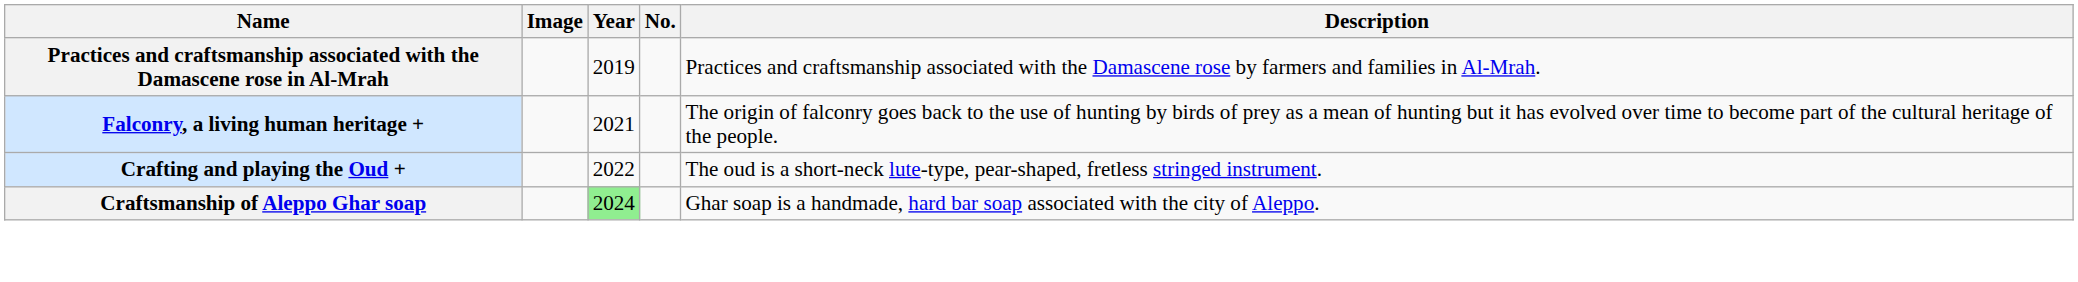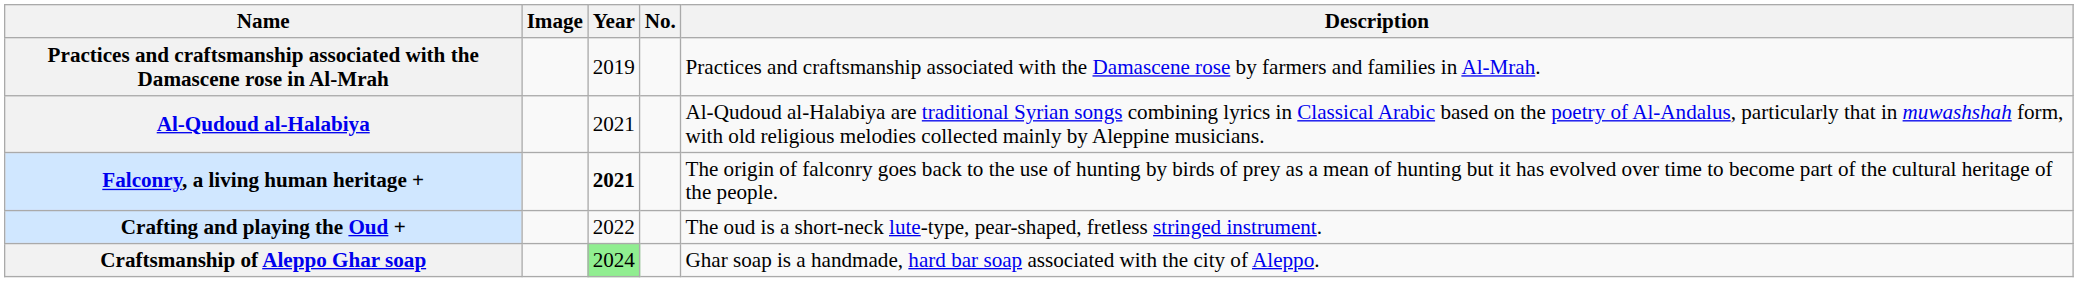+ row: (263, 123)
(614, 123) normal -> (614, 181) bold
